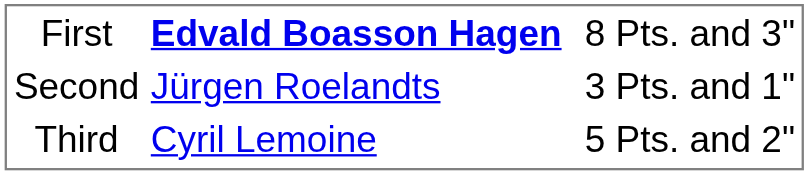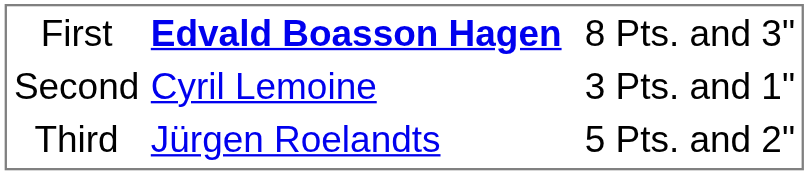(296, 86) Jürgen Roelandts -> (264, 86) Cyril Lemoine
(264, 139) Cyril Lemoine -> (296, 139) Jürgen Roelandts
